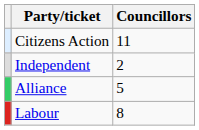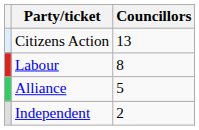(123, 40) 11 -> (124, 40) 13
rows swapped: (37, 112) <-> (53, 64)
